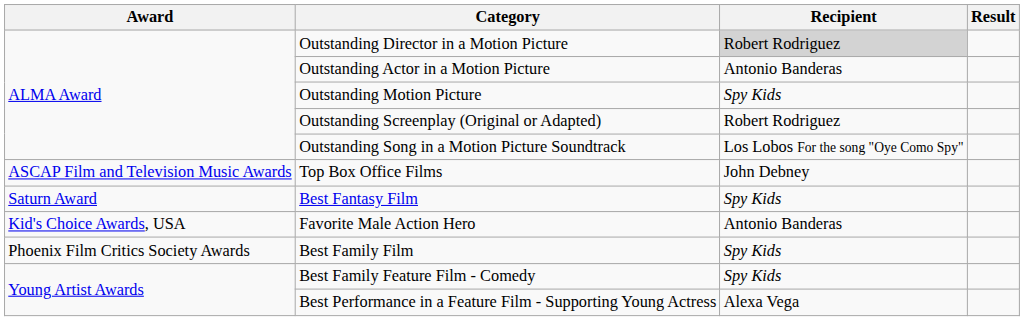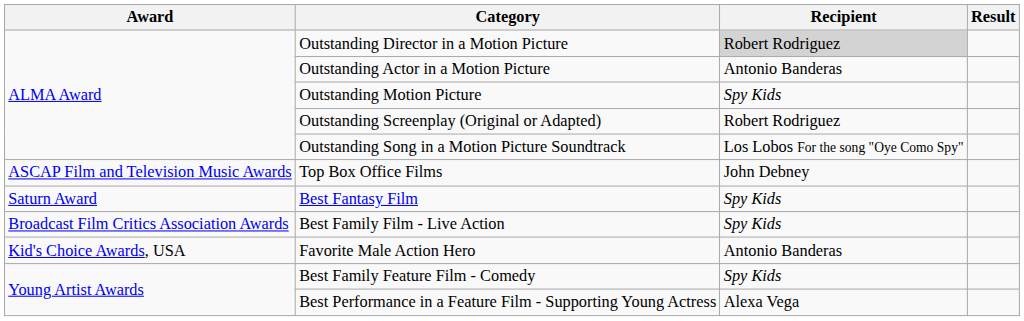+ row: (402, 224)
- row: (356, 250)
